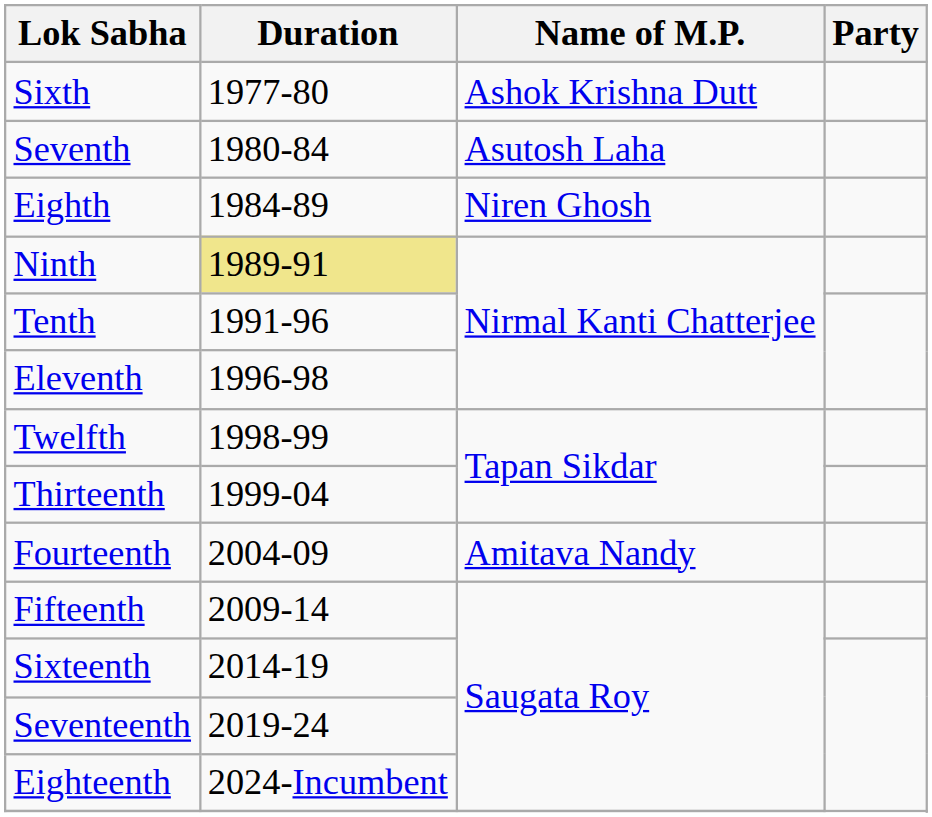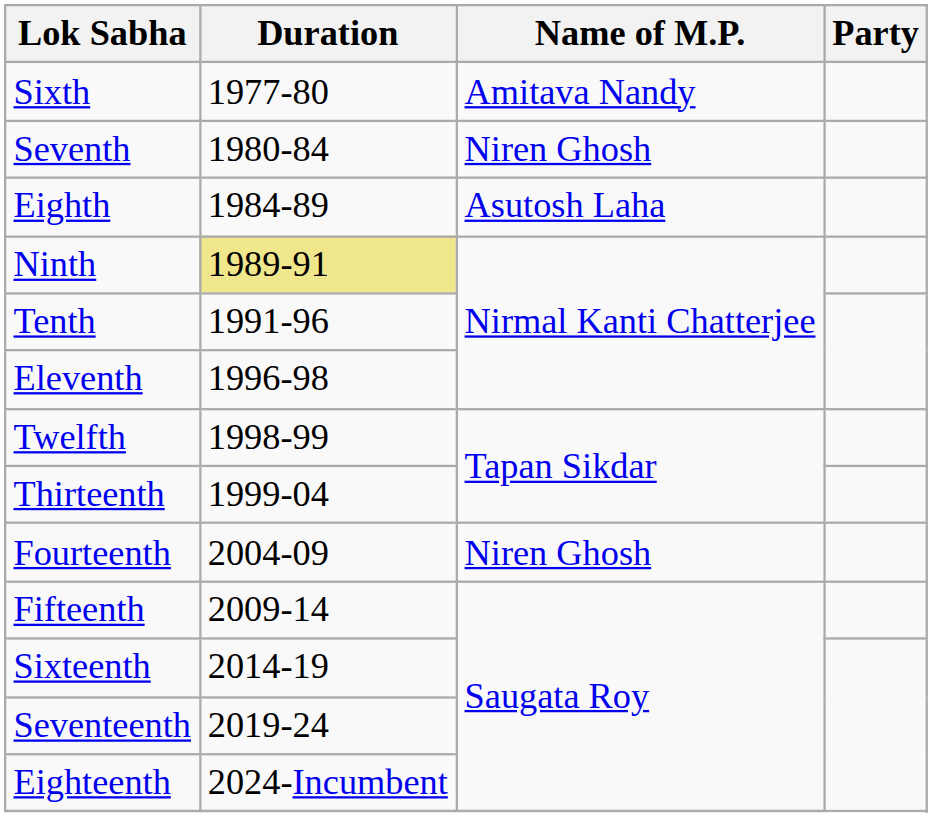(611, 90) Ashok Krishna Dutt -> (580, 90) Amitava Nandy
(565, 148) Asutosh Laha -> (558, 148) Niren Ghosh
(558, 206) Niren Ghosh -> (565, 206) Asutosh Laha
(580, 551) Amitava Nandy -> (558, 551) Niren Ghosh
